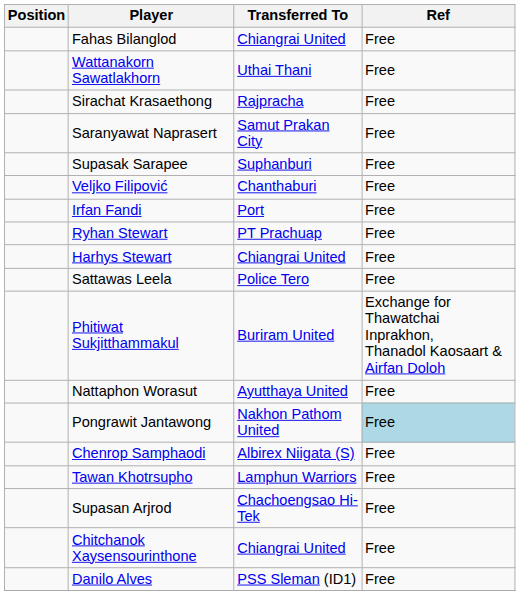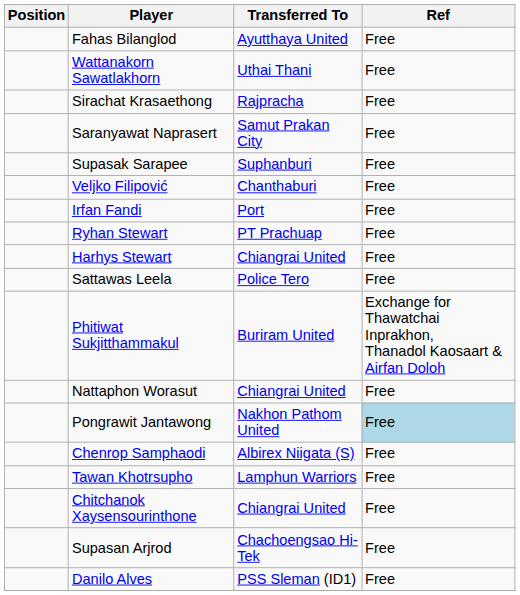(291, 39) Chiangrai United -> (293, 39) Ayutthaya United
(293, 391) Ayutthaya United -> (291, 391) Chiangrai United
rows swapped: (134, 547) <-> (122, 508)
